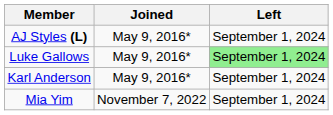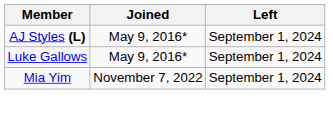(269, 57) lightgreen background -> (265, 57) no background
- row: (49, 78)
